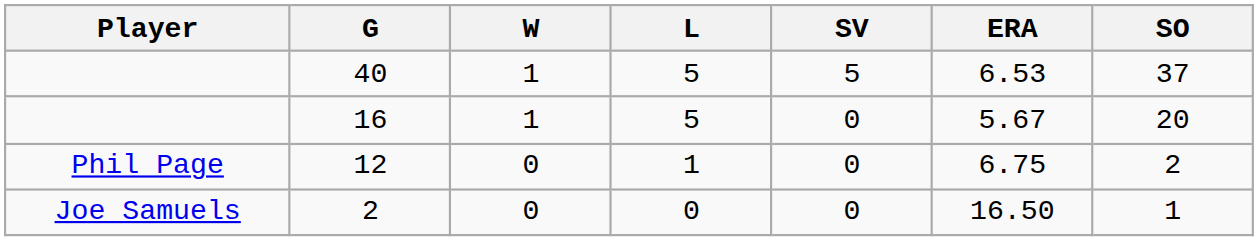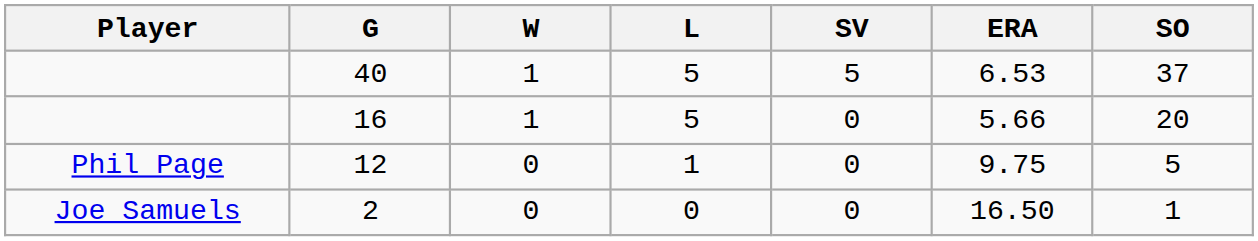(1012, 120) 5.67 -> (1012, 120) 5.66
(1012, 166) 6.75 -> (1012, 166) 9.75
(1173, 166) 2 -> (1173, 166) 5
